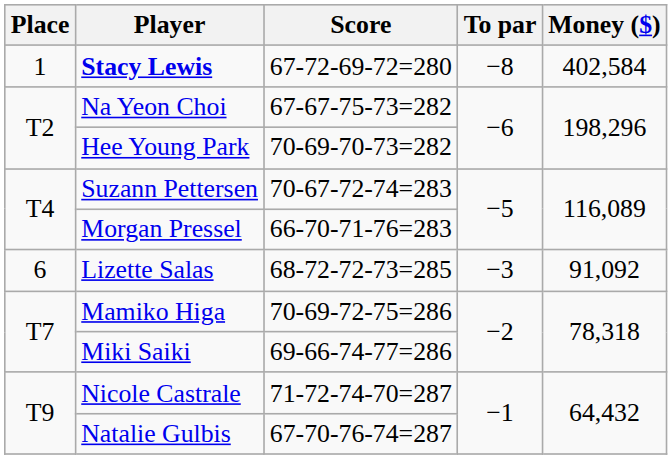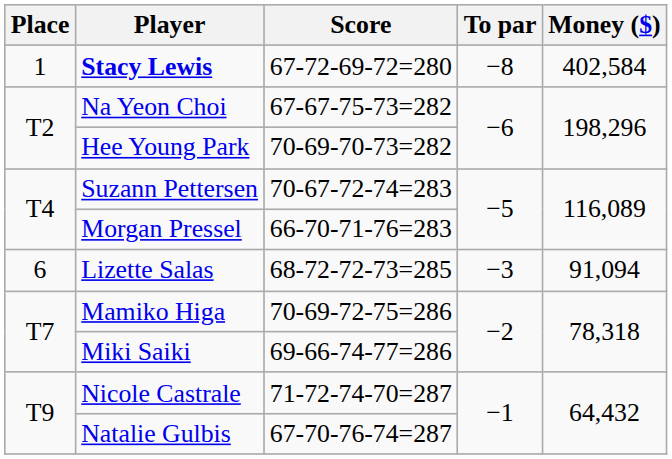(604, 270) 91,092 -> (604, 270) 91,094
